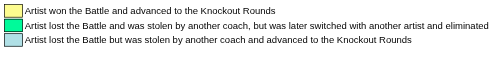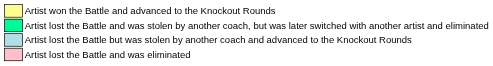+ row: (108, 54)
